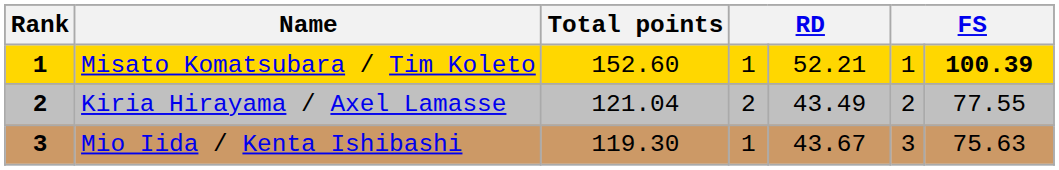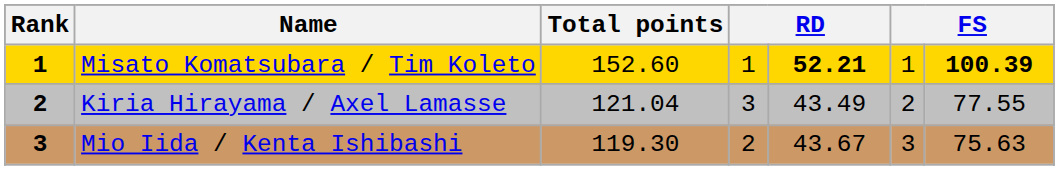(829, 65) normal -> (829, 65) bold
(748, 105) 2 -> (748, 105) 3
(748, 144) 1 -> (748, 144) 2
